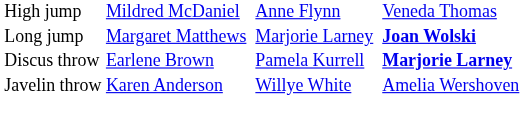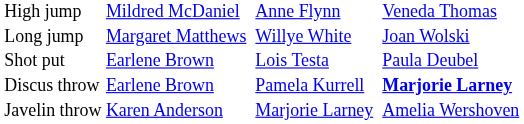(314, 36) Marjorie Larney -> (303, 36) Willye White
(429, 36) bold -> (426, 36) normal
+ row: (34, 60)
(303, 85) Willye White -> (314, 109) Marjorie Larney
